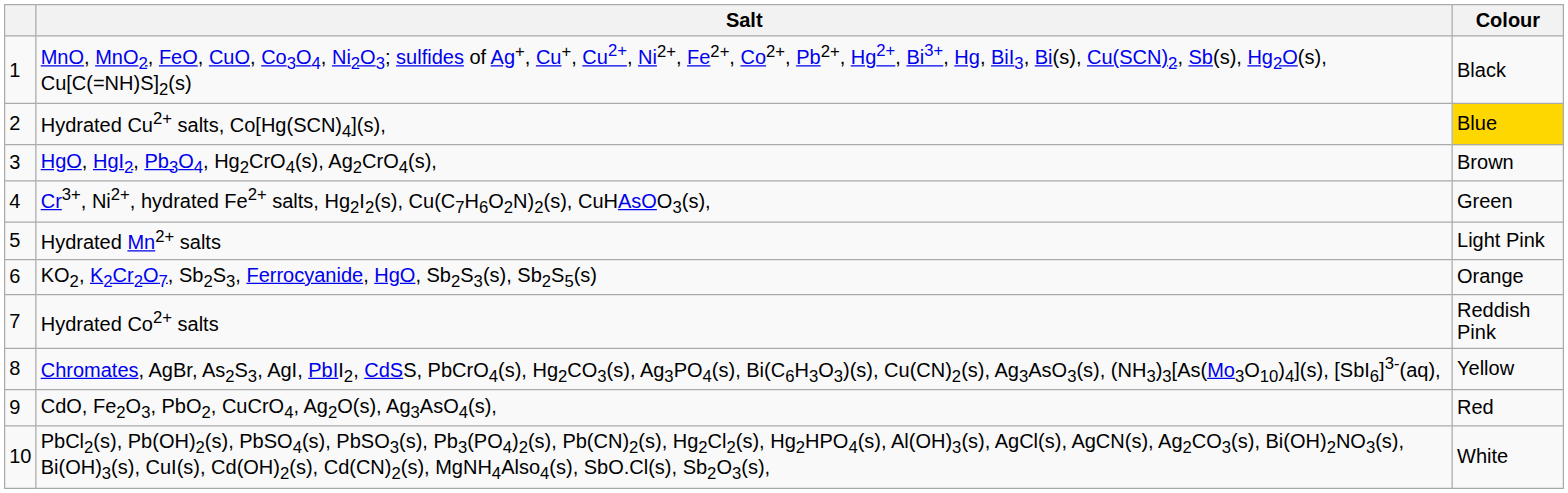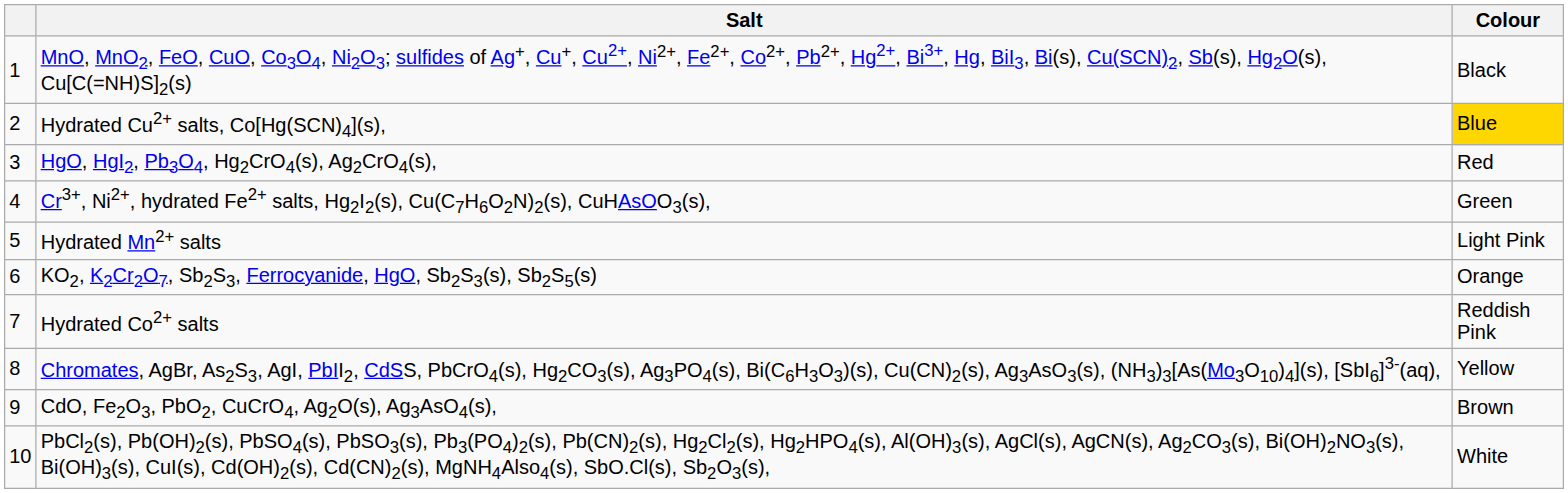(1485, 162) Brown -> (1475, 162) Red
(1475, 407) Red -> (1485, 407) Brown
